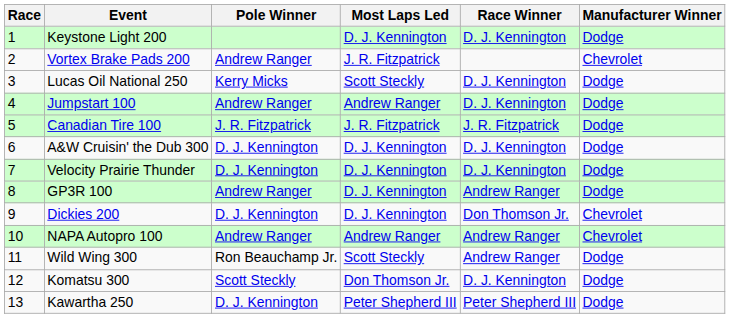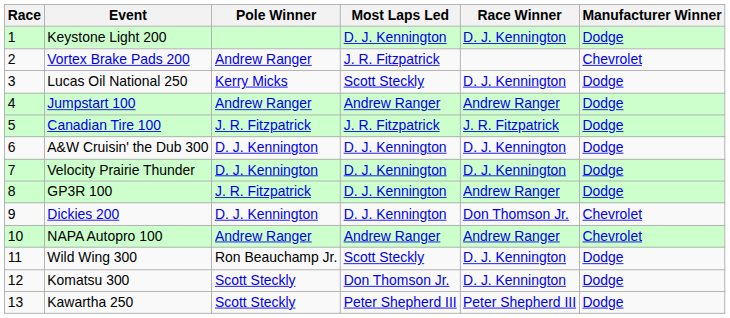(515, 103) D. J. Kennington -> (511, 103) Andrew Ranger
(263, 192) Andrew Ranger -> (263, 192) J. R. Fitzpatrick
(511, 258) Andrew Ranger -> (515, 258) D. J. Kennington
(266, 302) D. J. Kennington -> (255, 302) Scott Steckly
